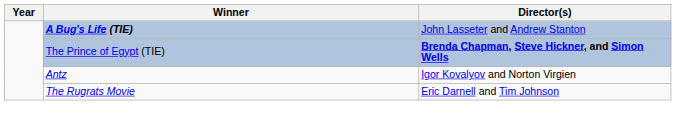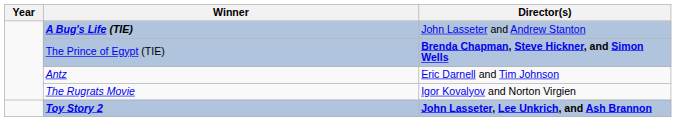(499, 74) Igor Kovalyov and Norton Virgien -> (490, 74) Eric Darnell and Tim Johnson
(490, 91) Eric Darnell and Tim Johnson -> (499, 91) Igor Kovalyov and Norton Virgien
+ row: (74, 108)
